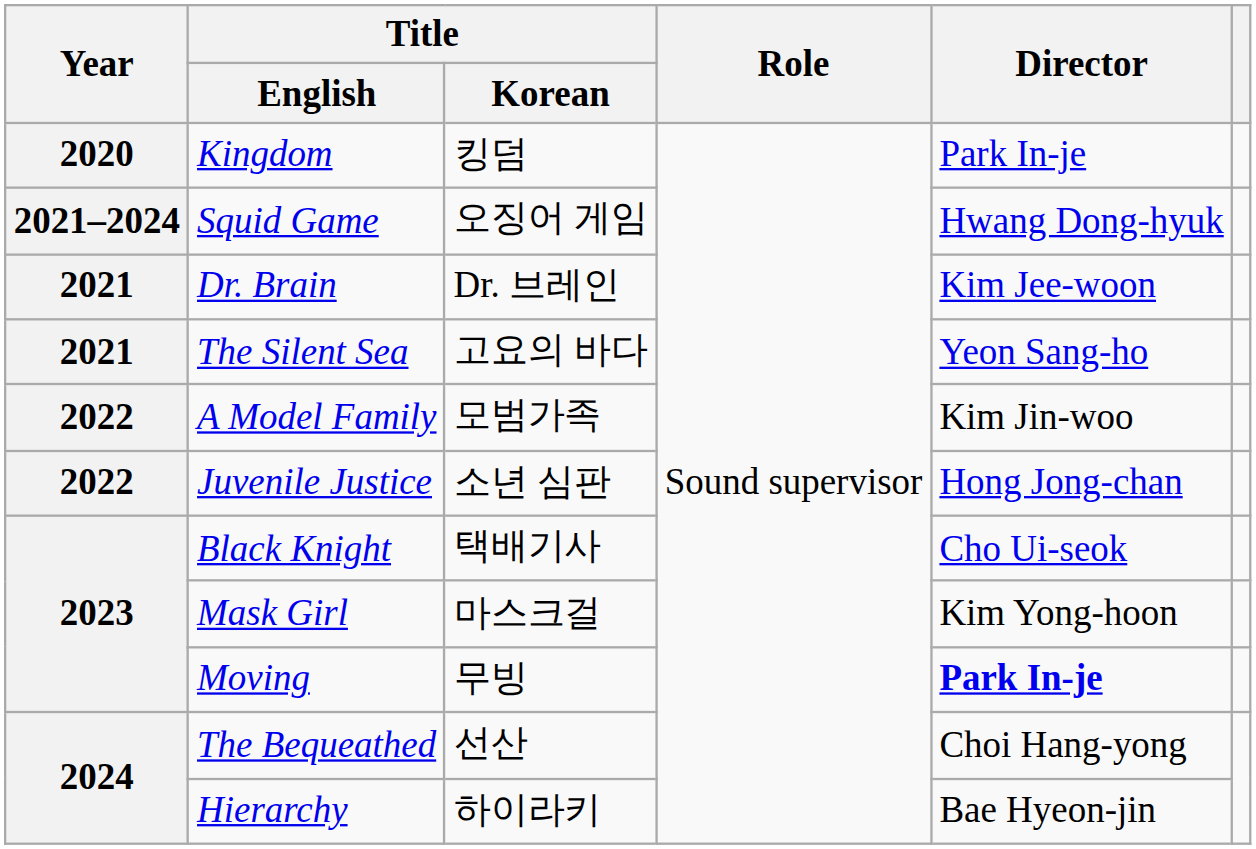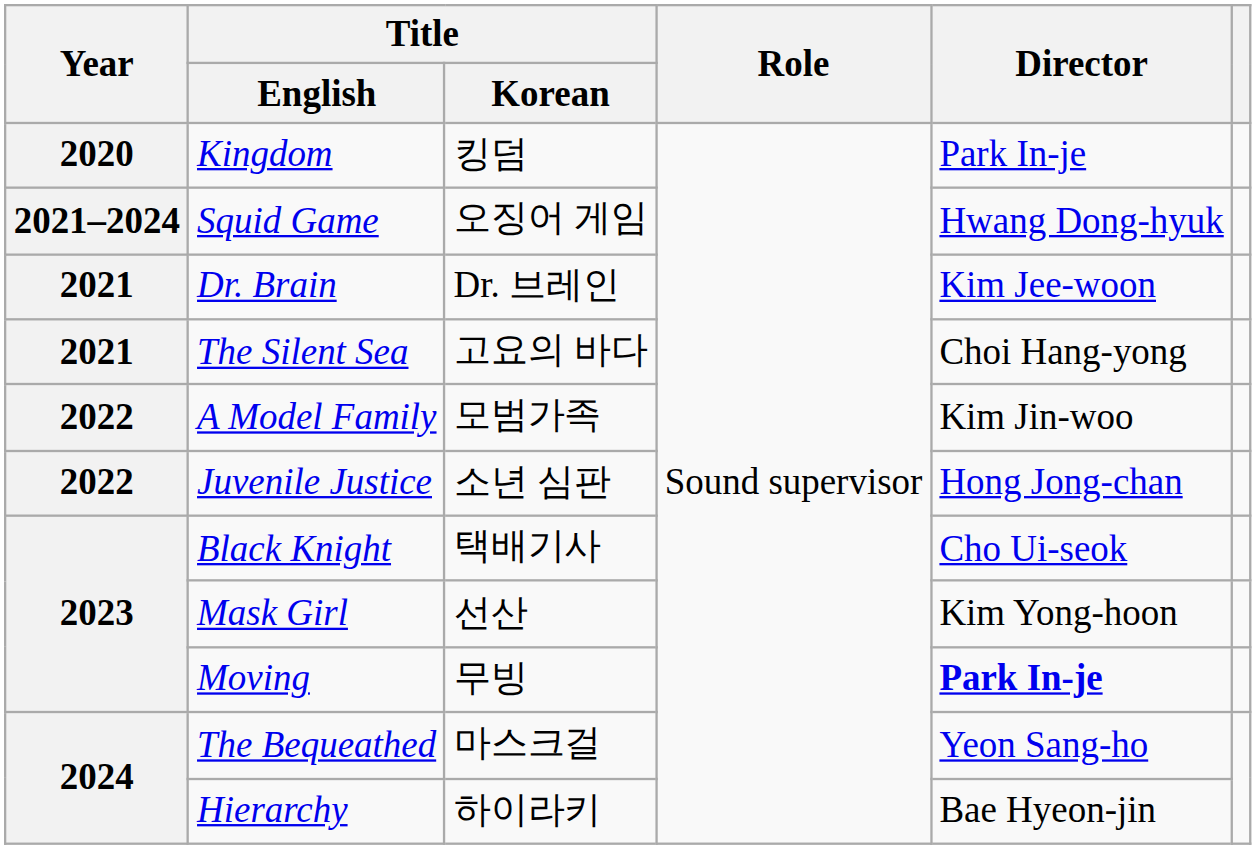(1044, 351) Yeon Sang-ho -> (1063, 351) Choi Hang-yong
(528, 612) 마스크걸 -> (491, 612) 선산
(491, 743) 선산 -> (528, 743) 마스크걸
(1063, 744) Choi Hang-yong -> (1044, 744) Yeon Sang-ho
